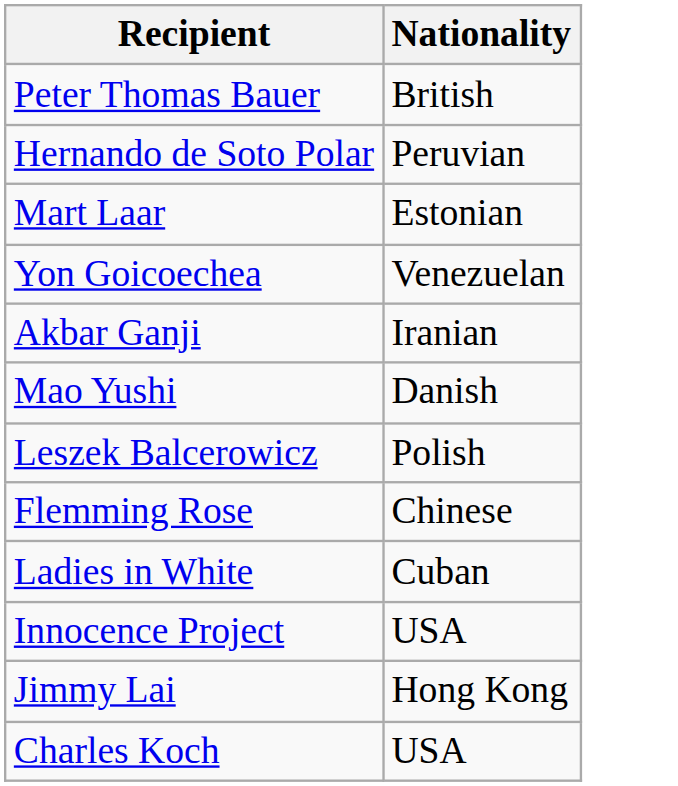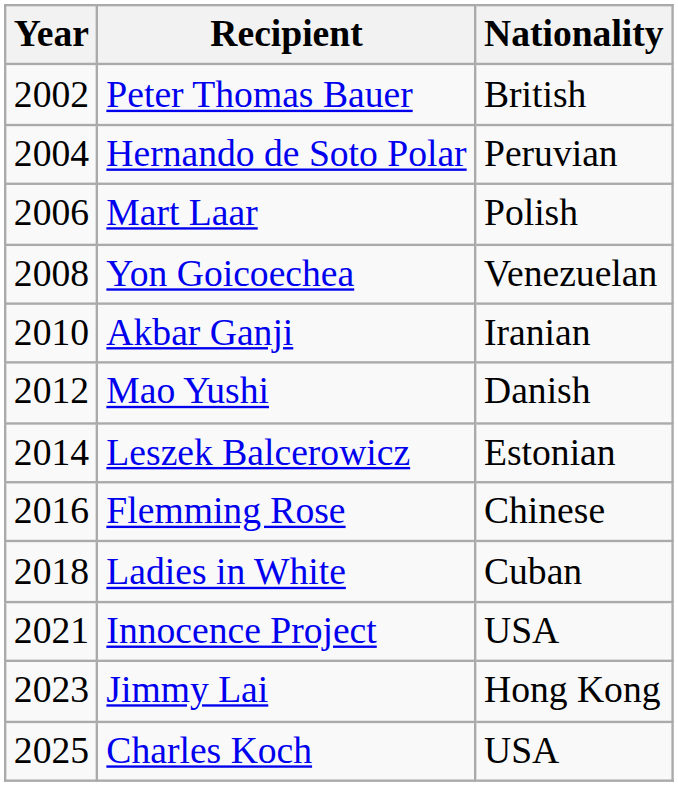+ column: (51, 34)
(457, 213) Estonian -> (531, 213) Polish
(438, 451) Polish -> (550, 451) Estonian
